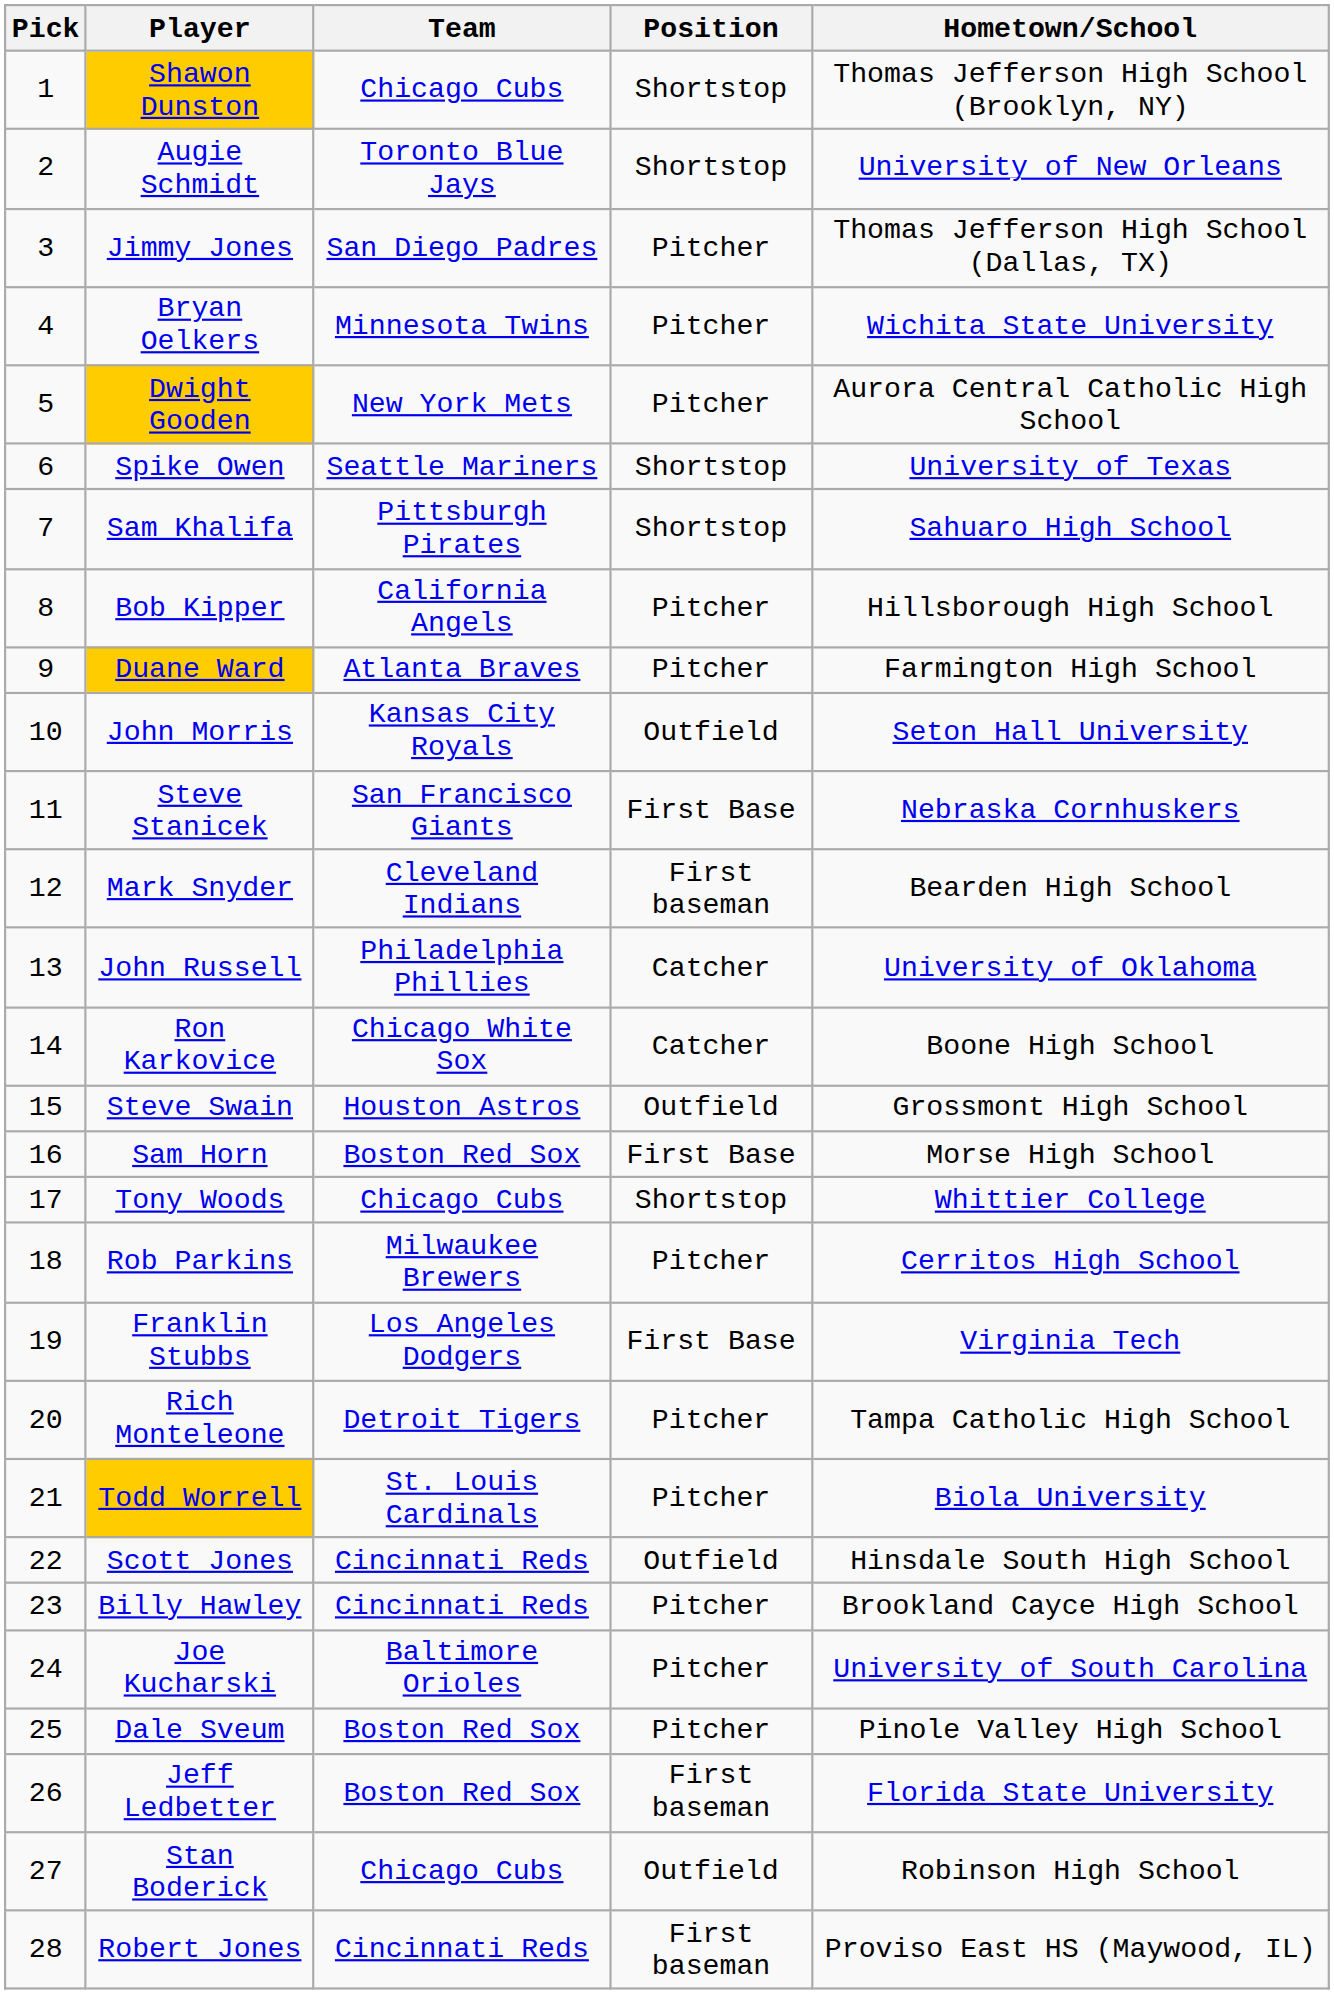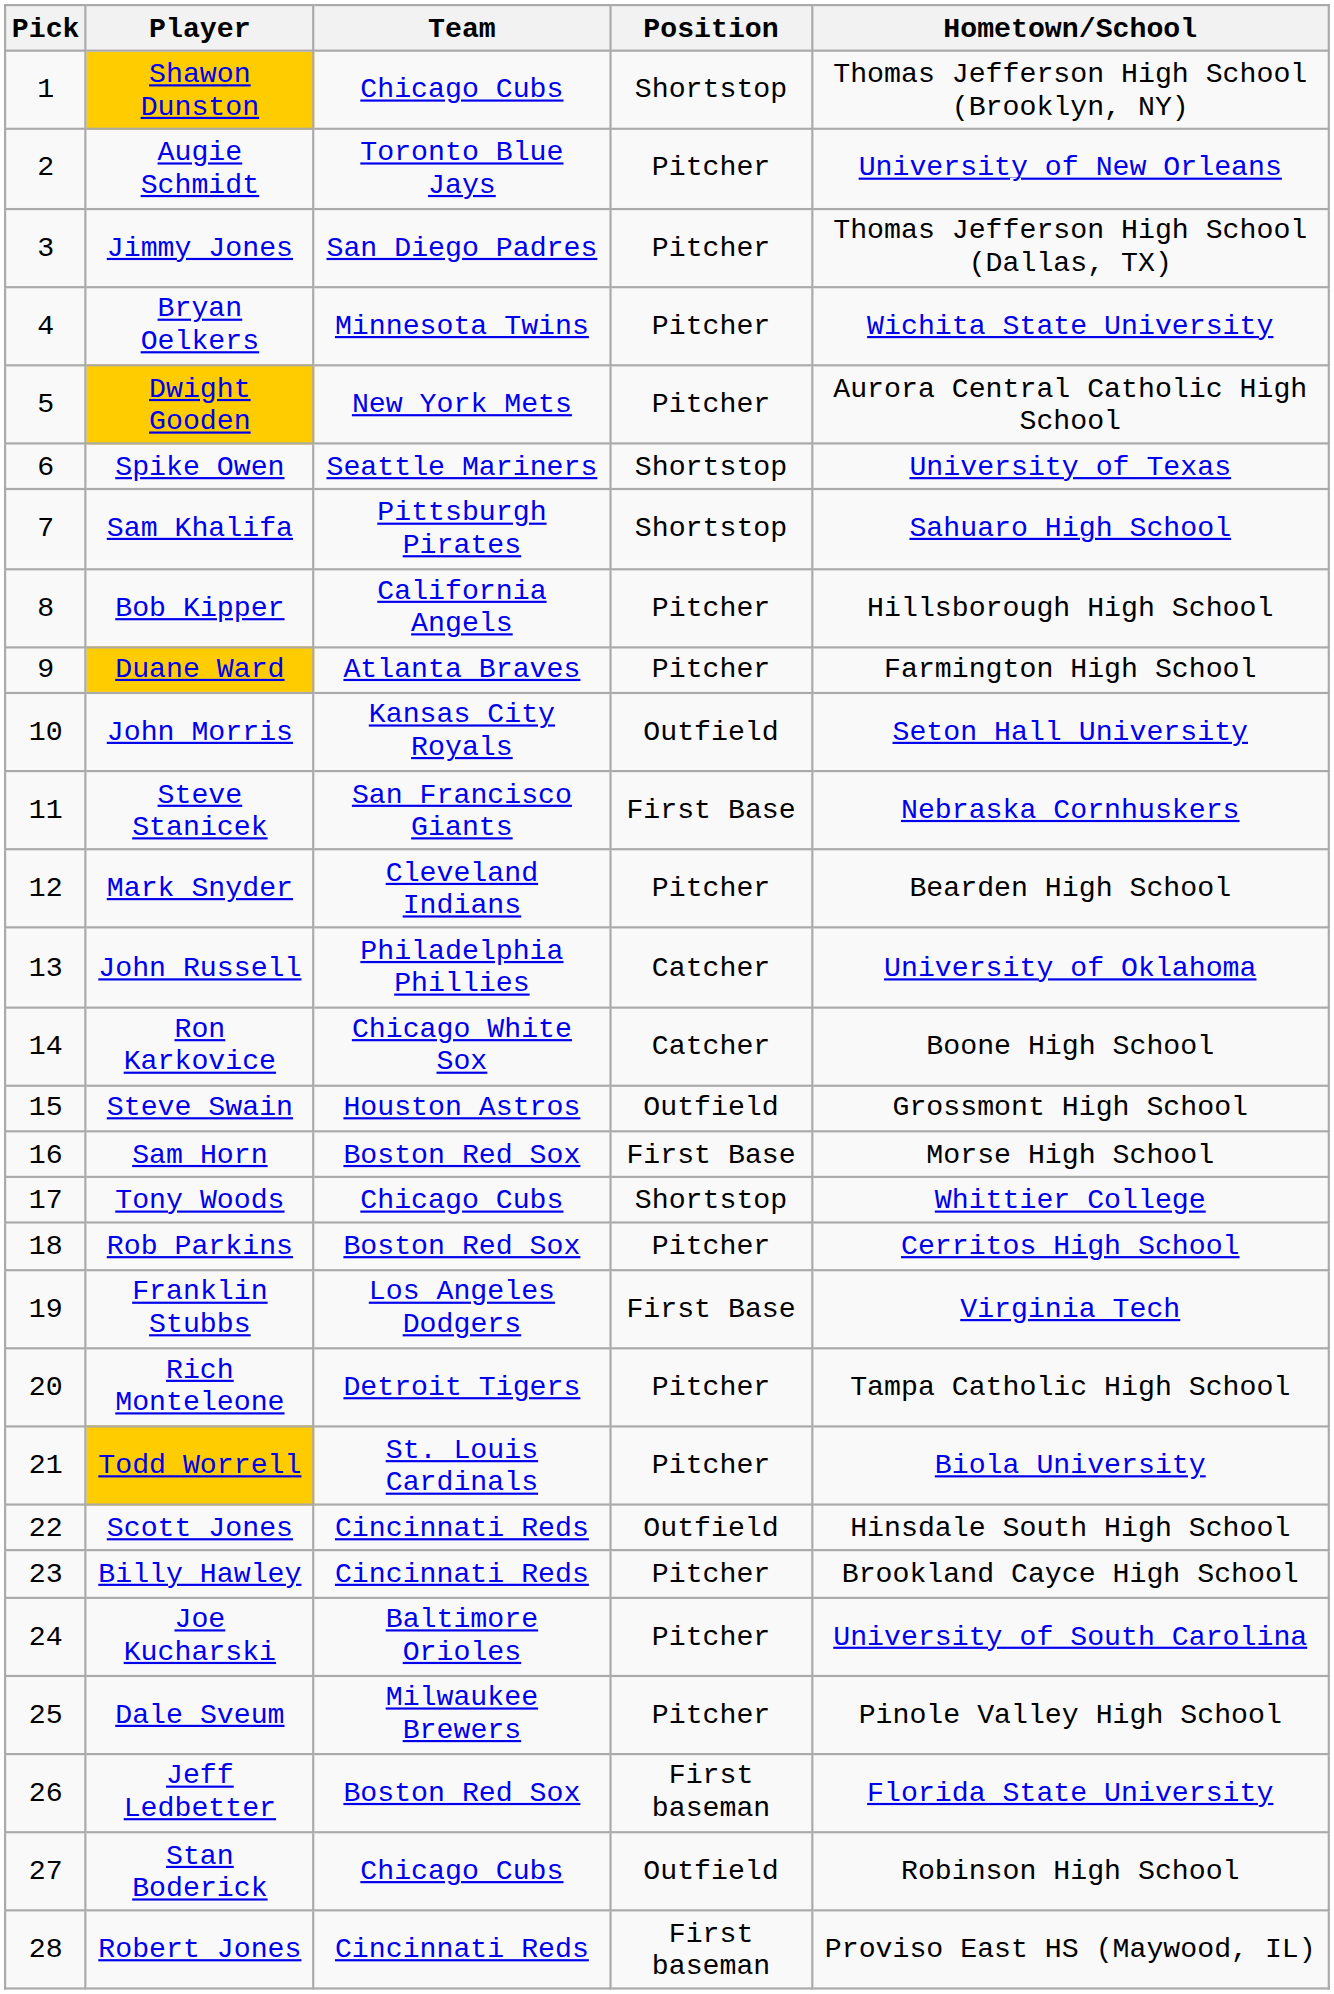(711, 169) Shortstop -> (711, 169) Pitcher
(711, 889) First baseman -> (711, 889) Pitcher
(462, 1263) Milwaukee Brewers -> (462, 1246) Boston Red Sox
(462, 1731) Boston Red Sox -> (462, 1715) Milwaukee Brewers
